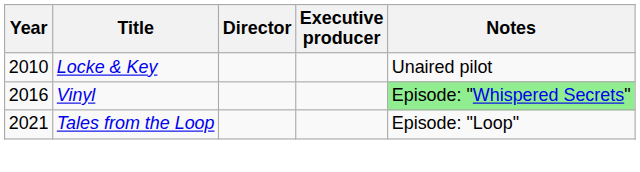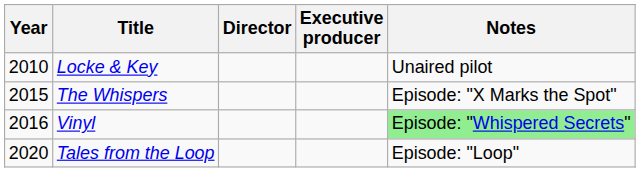+ row: (112, 95)
(29, 124) 2021 -> (29, 152) 2020
